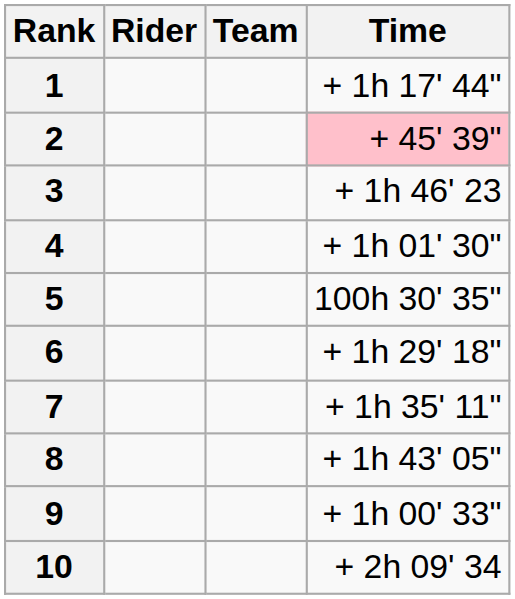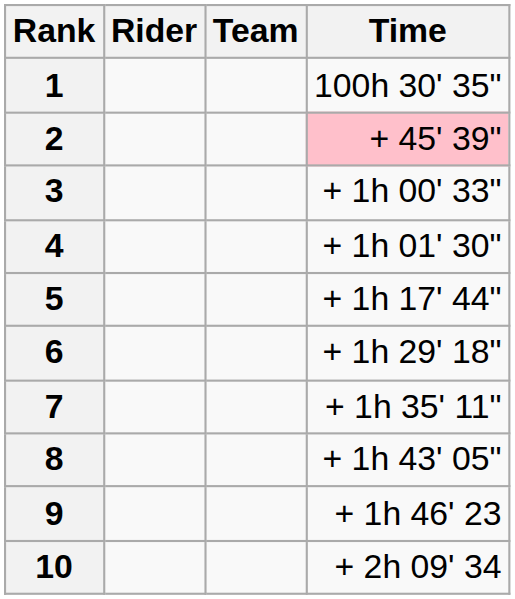(412, 84) + 1h 17' 44" -> (408, 84) 100h 30' 35"
(418, 191) + 1h 46' 23 -> (412, 191) + 1h 00' 33"
(408, 298) 100h 30' 35" -> (412, 298) + 1h 17' 44"
(412, 513) + 1h 00' 33" -> (418, 513) + 1h 46' 23
